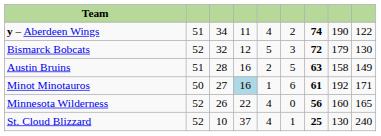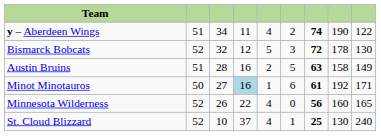(340, 49) 179 -> (340, 49) 178
